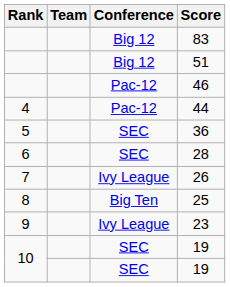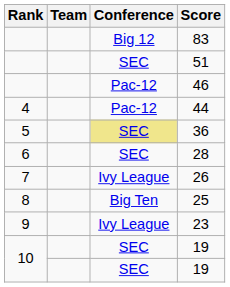(134, 62) Big 12 -> (134, 62) SEC
(134, 131) no background -> (134, 131) khaki background
